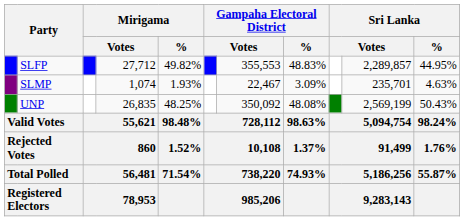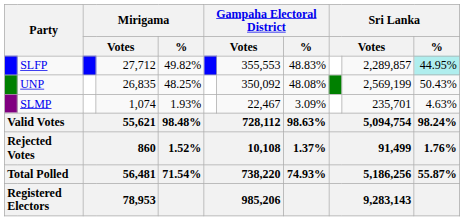(438, 65) no background -> (438, 65) paleturquoise background
rows swapped: (32, 103) <-> (36, 84)
